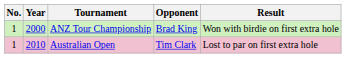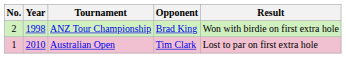(14, 29) 1 -> (14, 29) 2
(36, 29) 2000 -> (36, 29) 1998
